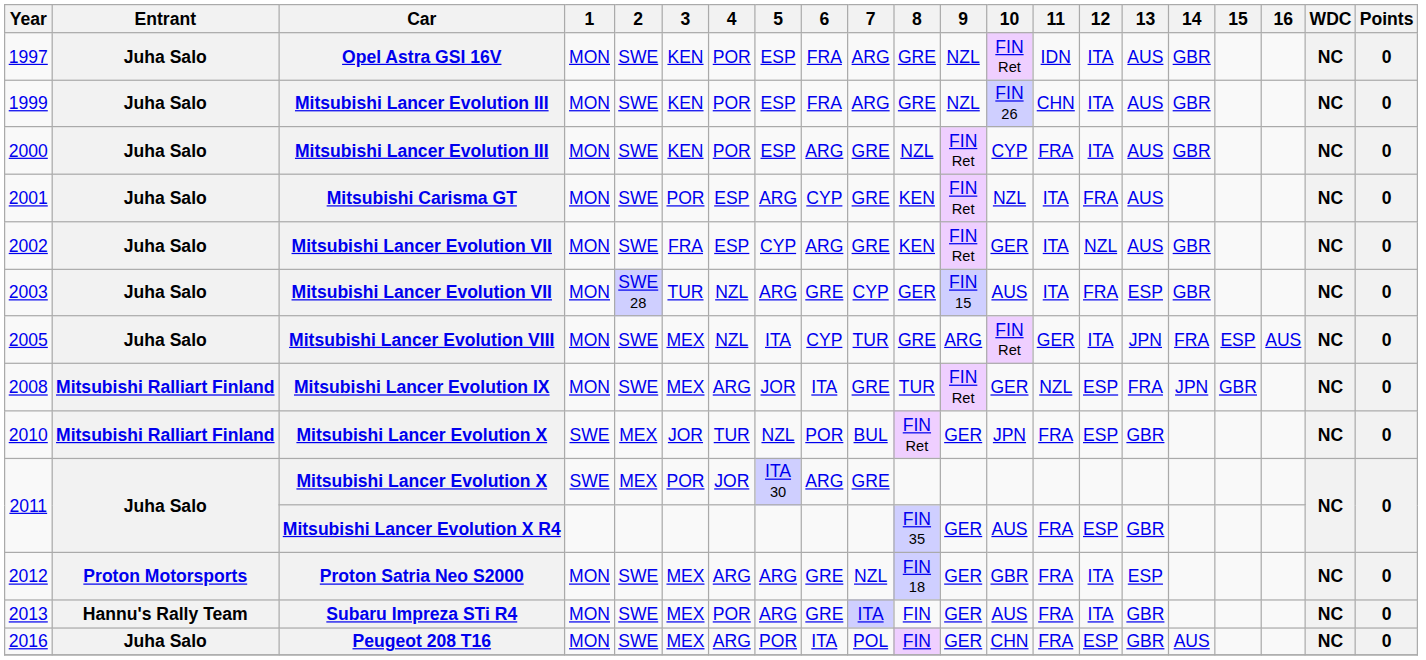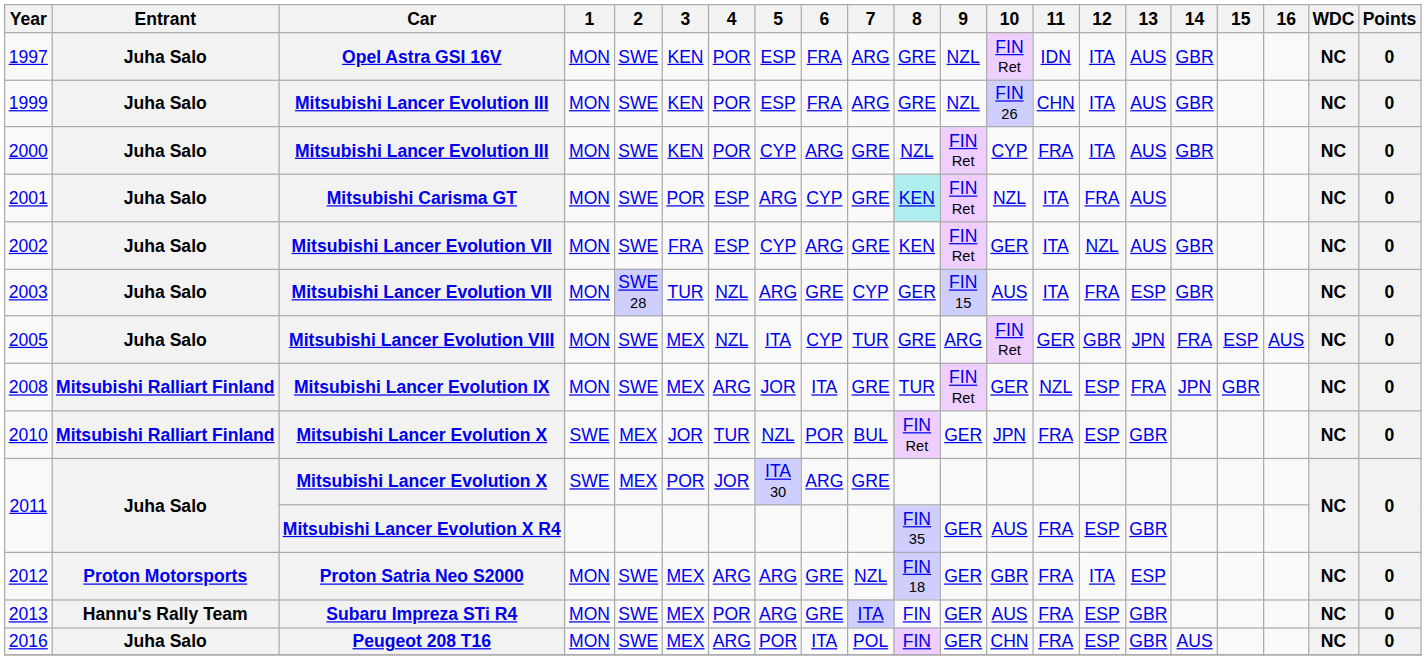(778, 151) ESP -> (778, 151) CYP
(917, 198) no background -> (917, 198) paleturquoise background
(1101, 340) ITA -> (1102, 340) GBR
(1101, 614) ITA -> (1102, 614) ESP
